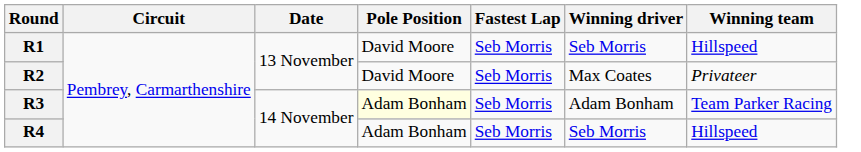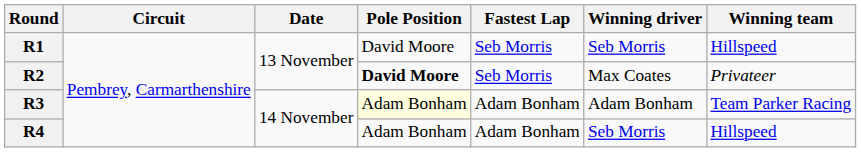(408, 75) normal -> (410, 75) bold
(513, 103) Seb Morris -> (527, 103) Adam Bonham
(513, 132) Seb Morris -> (527, 132) Adam Bonham
